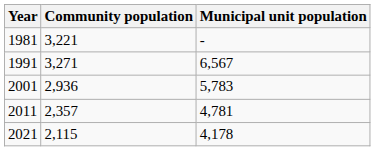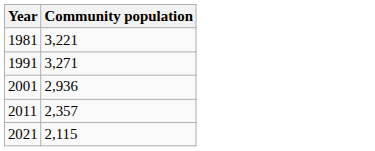- column: (283, 16)
